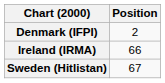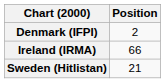(135, 68) 67 -> (135, 68) 21
